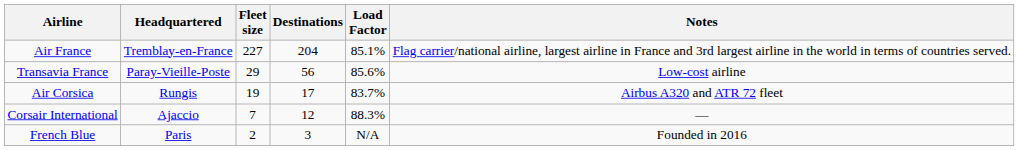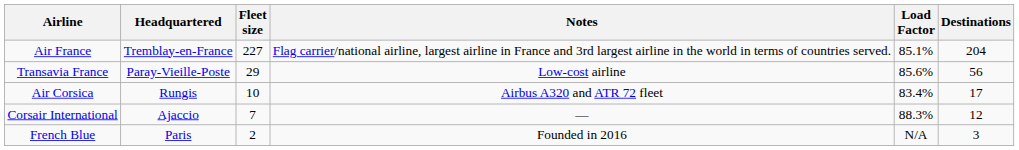columns swapped: (308, 22) <-> (702, 22)
(253, 93) 19 -> (253, 93) 10
(368, 93) 83.7% -> (916, 93) 83.4%
